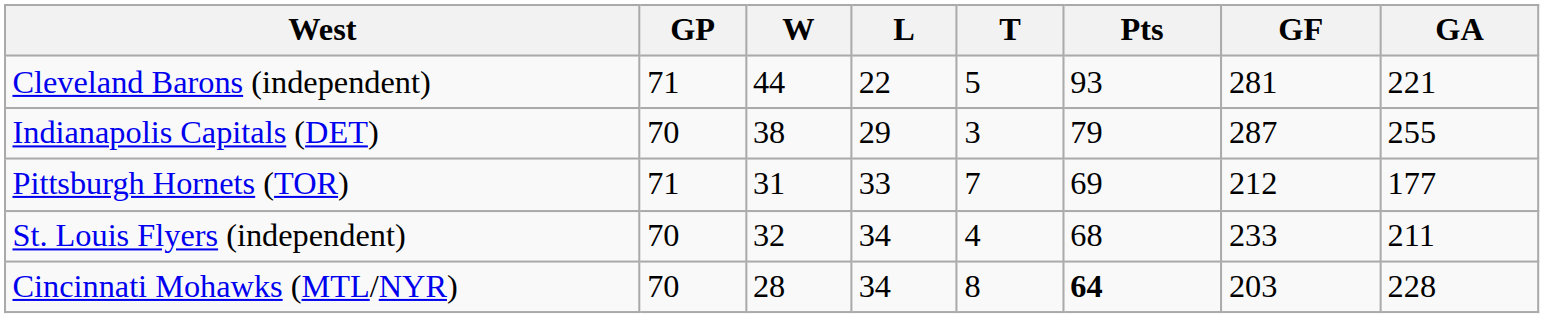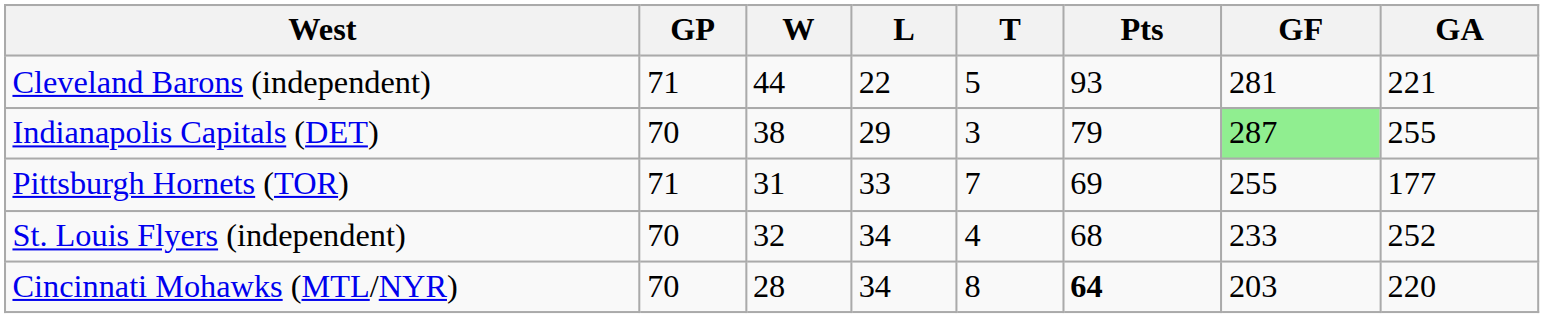(1253, 132) no background -> (1253, 132) lightgreen background
(1253, 183) 212 -> (1253, 183) 255
(1411, 235) 211 -> (1412, 235) 252
(1412, 286) 228 -> (1412, 286) 220
